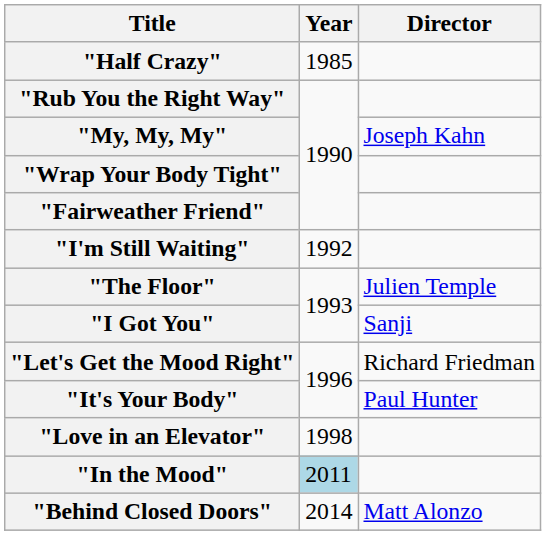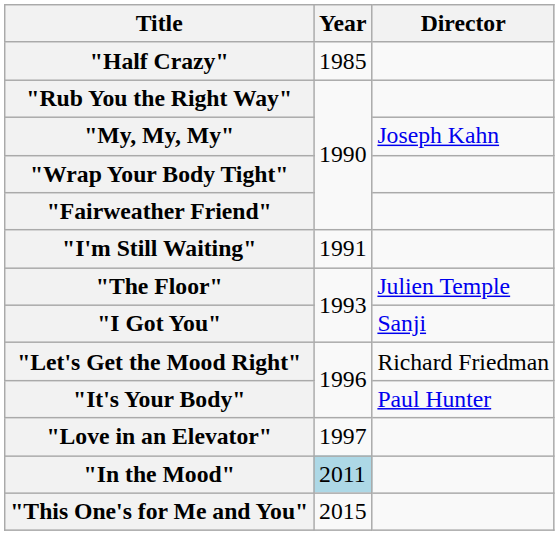(329, 248) 1992 -> (343, 248) 1991
(329, 436) 1998 -> (343, 436) 1997
- row: (152, 511)
+ row: (159, 511)
